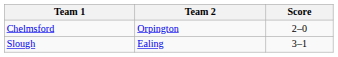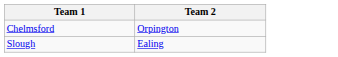- column: (299, 12)
